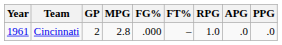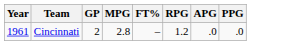- column: (148, 13)
(213, 31) 1.0 -> (182, 31) 1.2
